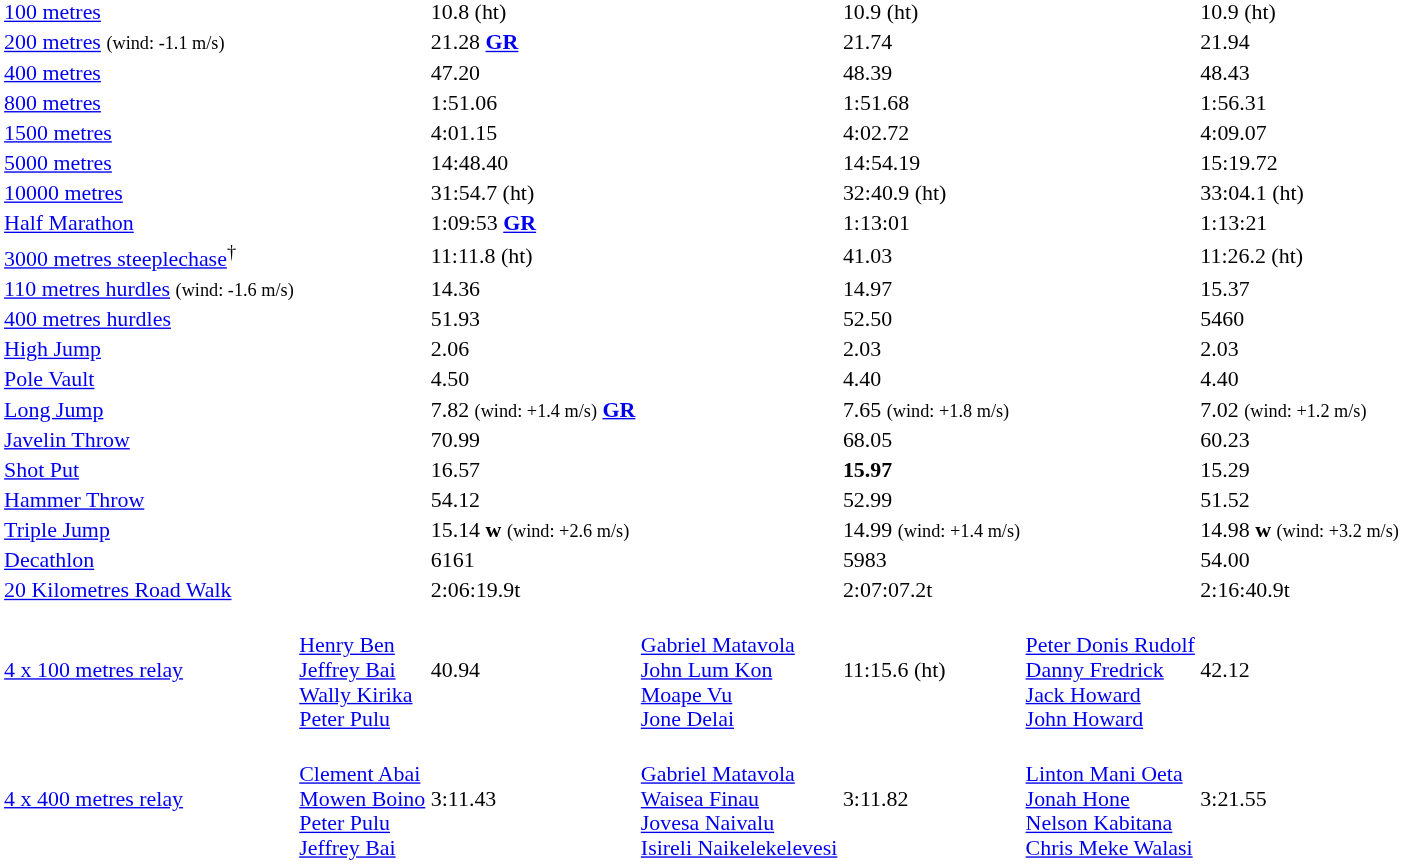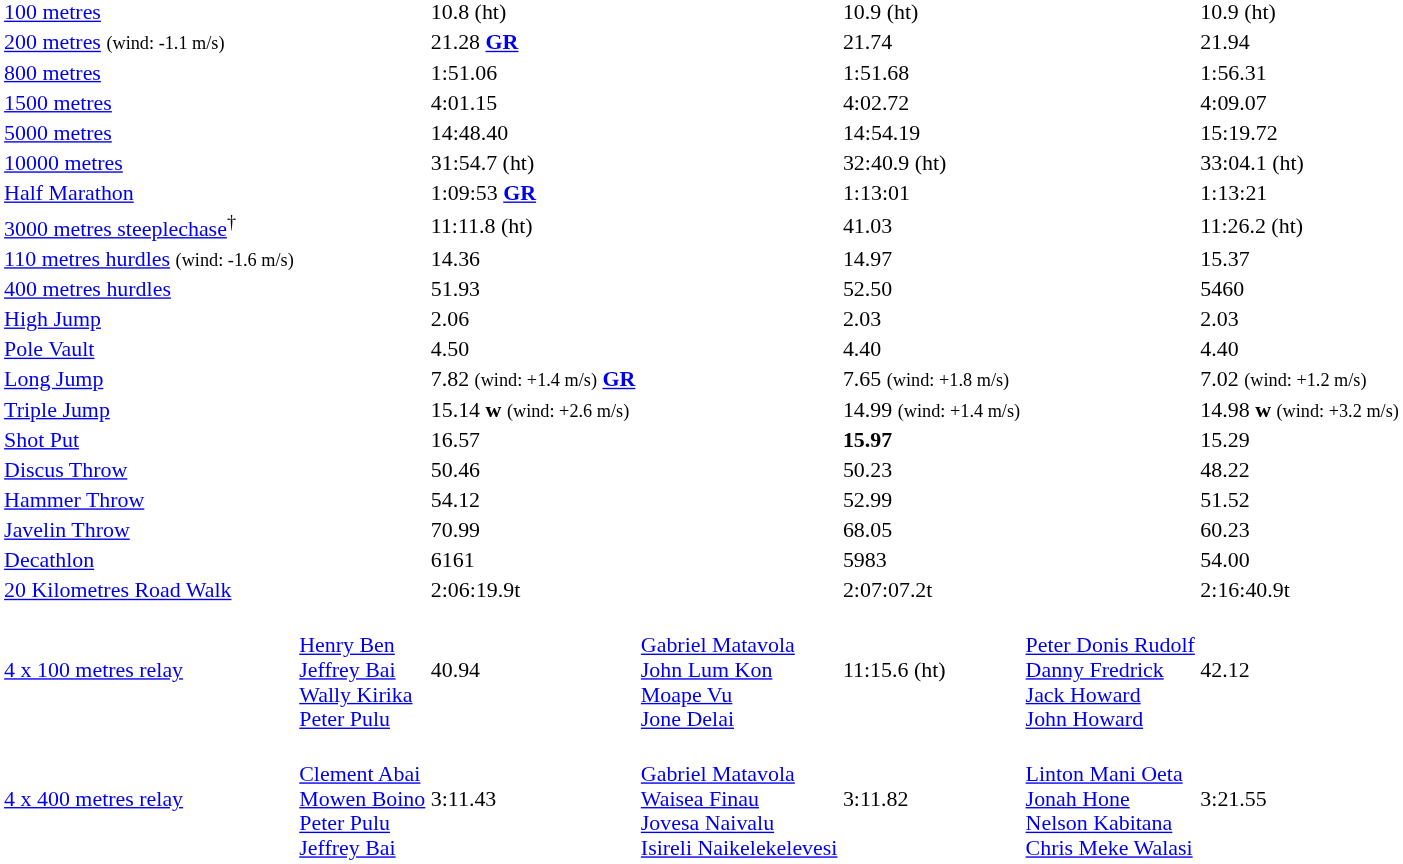- row: (53, 72)
rows swapped: (57, 530) <-> (67, 440)
+ row: (66, 470)
